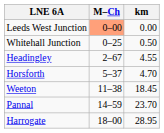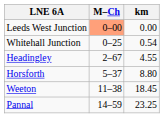(148, 43) 0.50 -> (148, 43) 0.54
(148, 74) 4.70 -> (148, 74) 8.80
(146, 105) 23.70 -> (146, 105) 23.25
- row: (26, 120)
